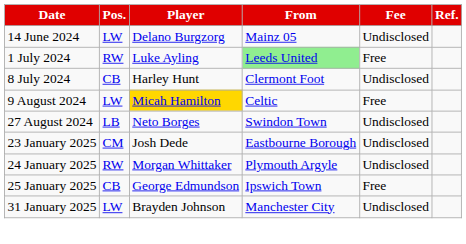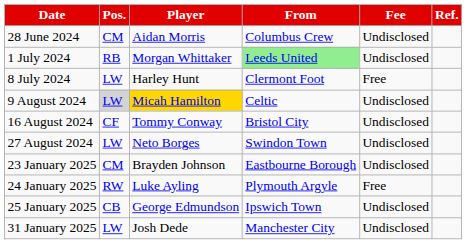- row: (43, 36)
+ row: (43, 36)
(113, 57) RW -> (112, 57) RB
(165, 57) Luke Ayling -> (182, 57) Morgan Whittaker
(374, 57) Free -> (396, 57) Undisclosed
(112, 79) CB -> (113, 79) LW
(396, 79) Undisclosed -> (374, 79) Free
(113, 100) no background -> (113, 100) lightgrey background
(374, 100) Free -> (396, 100) Undisclosed
+ row: (50, 121)
(111, 121) LB -> (113, 143) LW
(160, 143) Josh Dede -> (179, 164) Brayden Johnson
(182, 164) Morgan Whittaker -> (165, 185) Luke Ayling
(396, 164) Undisclosed -> (374, 185) Free
(374, 185) Free -> (396, 206) Undisclosed
(179, 206) Brayden Johnson -> (160, 228) Josh Dede
